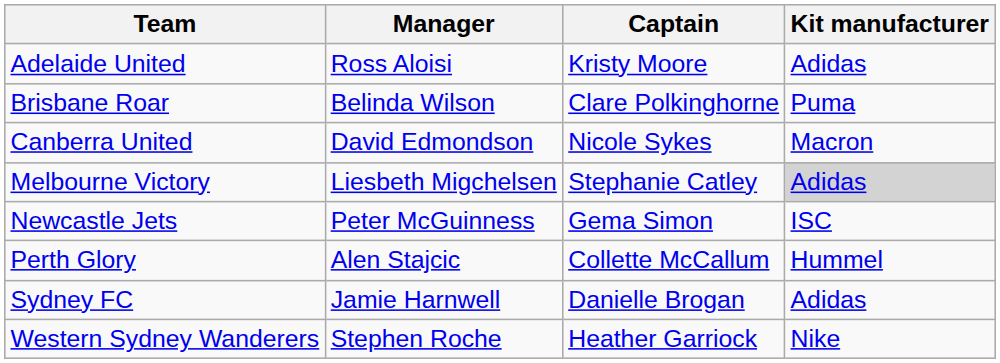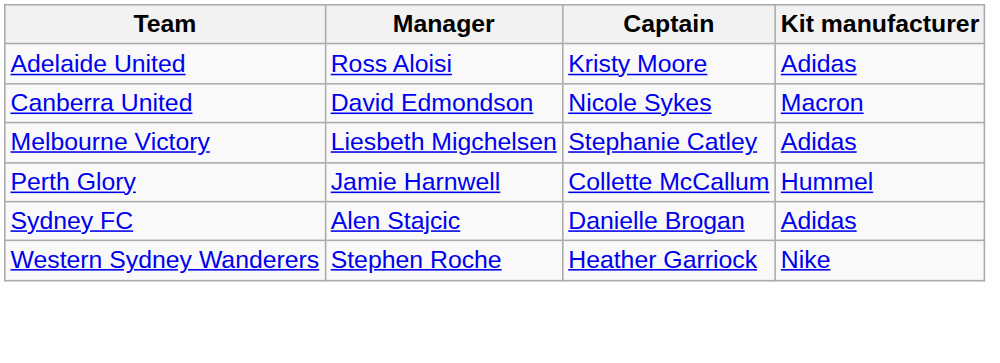- row: (90, 102)
(828, 181) lightgrey background -> (819, 142) no background
- row: (94, 220)
(395, 260) Alen Stajcic -> (415, 181) Jamie Harnwell
(415, 299) Jamie Harnwell -> (395, 220) Alen Stajcic
